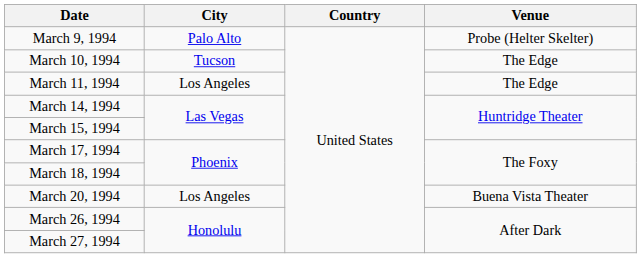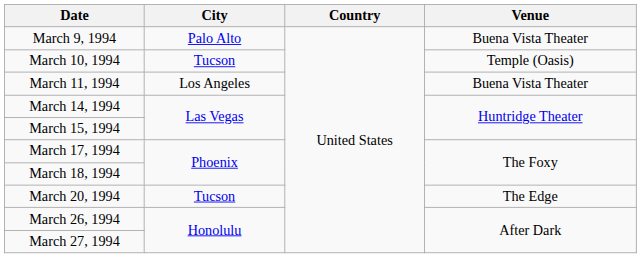(530, 38) Probe (Helter Skelter) -> (530, 38) Buena Vista Theater
(530, 60) The Edge -> (530, 60) Temple (Oasis)
(530, 83) The Edge -> (530, 83) Buena Vista Theater
(215, 196) Los Angeles -> (215, 196) Tucson
(530, 196) Buena Vista Theater -> (530, 196) The Edge
